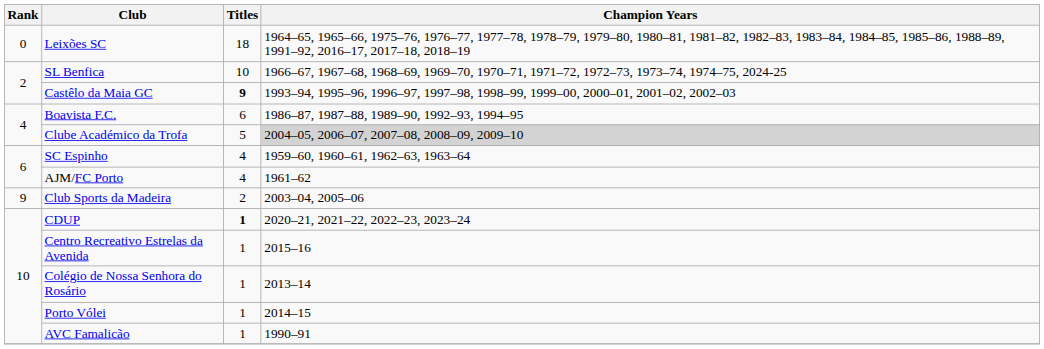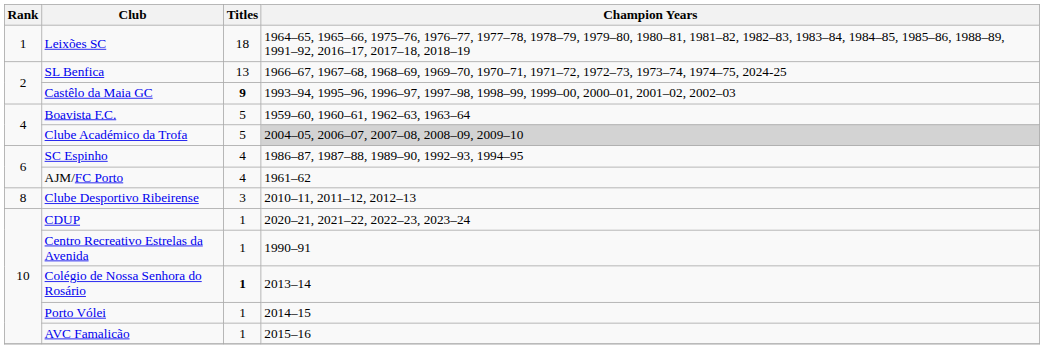(23, 43) 0 -> (23, 43) 1
(242, 72) 10 -> (242, 72) 13
(242, 114) 6 -> (242, 114) 5
(394, 114) 1986–87, 1987–88, 1989–90, 1992–93, 1994–95 -> (367, 114) 1959–60, 1960–61, 1962–63, 1963–64
(367, 156) 1959–60, 1960–61, 1962–63, 1963–64 -> (394, 156) 1986–87, 1987–88, 1989–90, 1992–93, 1994–95
+ row: (122, 198)
- row: (108, 198)
(242, 219) bold -> (242, 219) normal
(288, 248) 2015–16 -> (288, 248) 1990–91
(242, 284) normal -> (242, 284) bold
(288, 333) 1990–91 -> (288, 333) 2015–16
